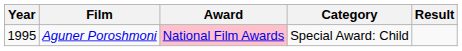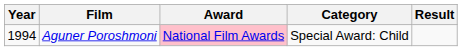(22, 35) 1995 -> (22, 35) 1994
